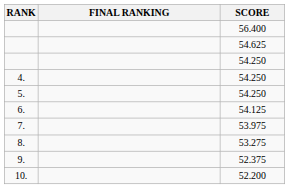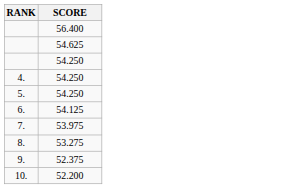- column: (129, 12)
